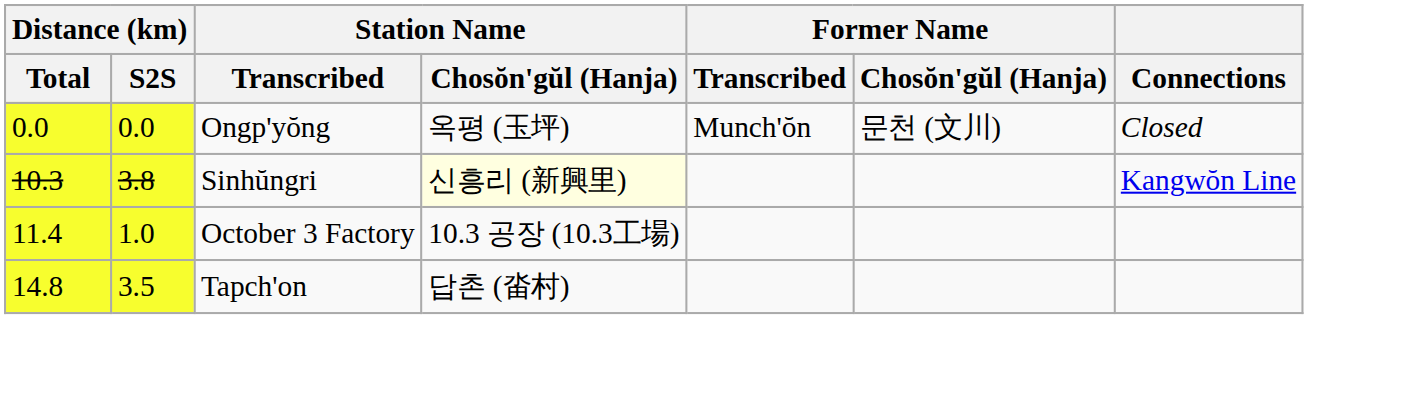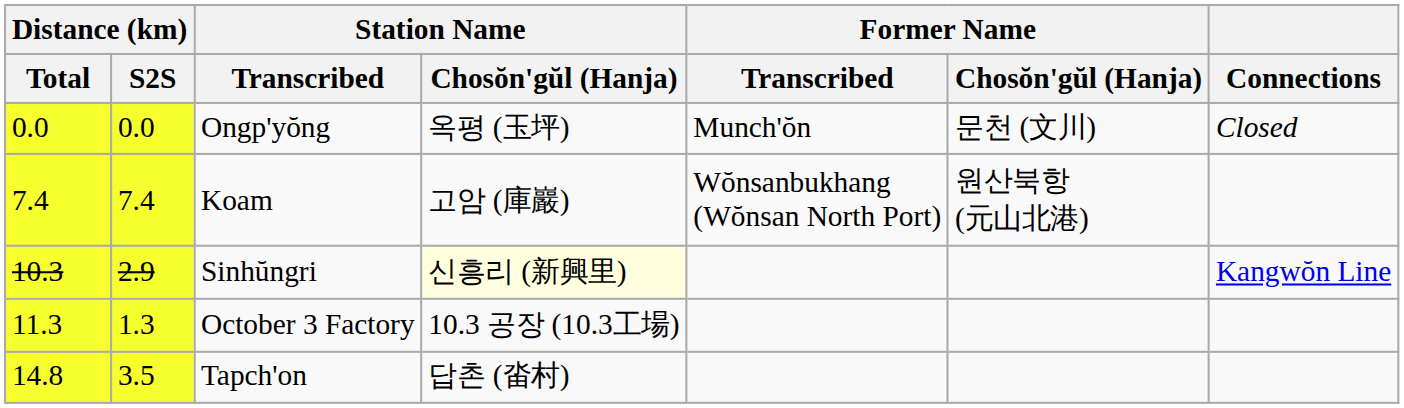+ row: (237, 199)
(136, 180) 3.8 -> (136, 271) 2.9
(37, 233) 11.4 -> (37, 324) 11.3
(136, 233) 1.0 -> (136, 324) 1.3
